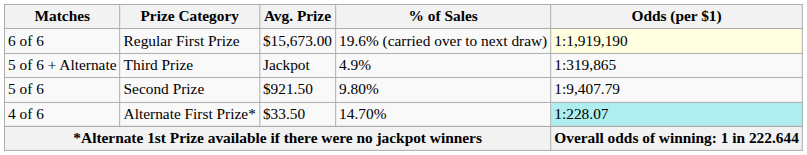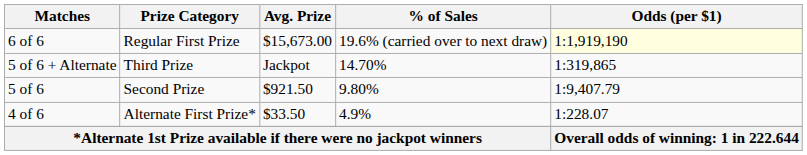(355, 65) 4.9% -> (363, 65) 14.70%
(363, 114) 14.70% -> (355, 114) 4.9%
(581, 114) paleturquoise background -> (581, 114) no background
